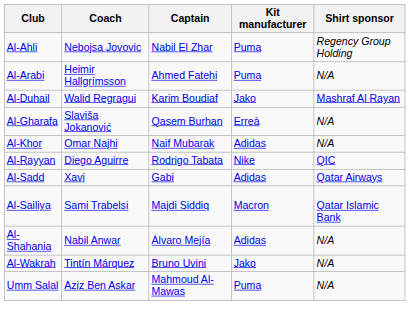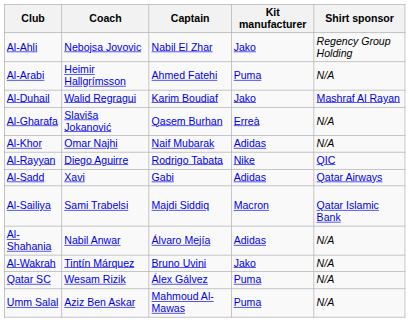(247, 47) Puma -> (245, 47) Jako
+ row: (29, 280)
